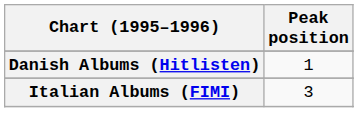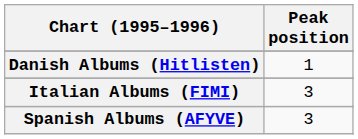+ row: (134, 120)
